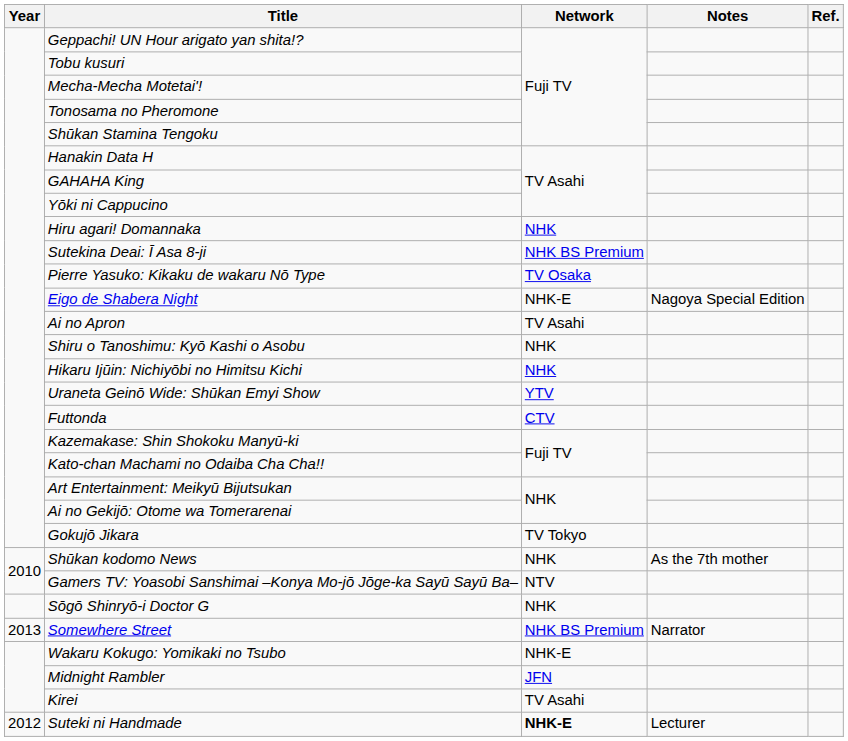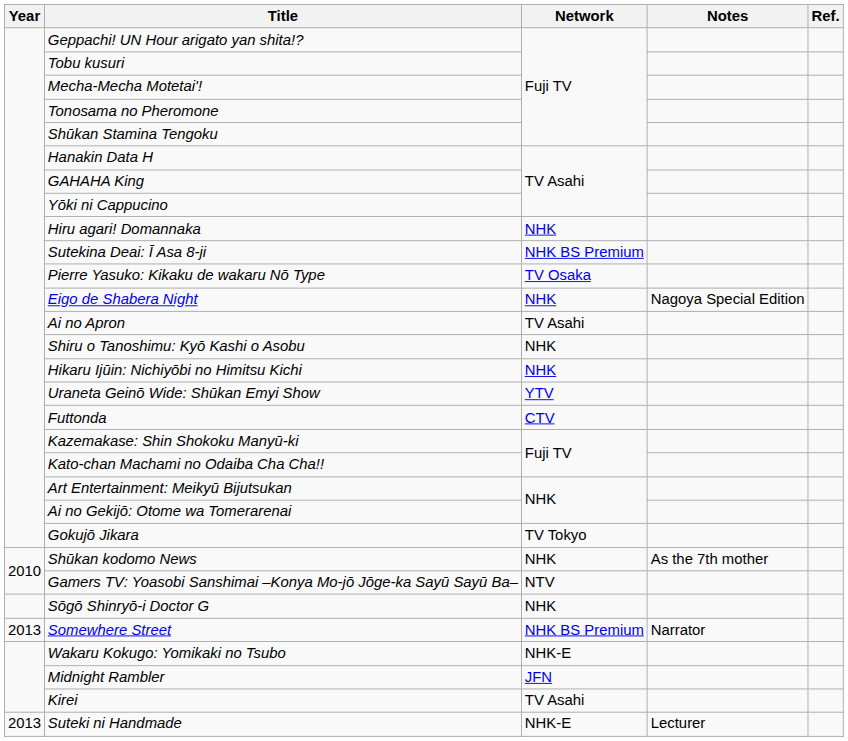(548, 299) NHK-E -> (541, 299) NHK
(24, 724) 2012 -> (24, 724) 2013
(548, 724) bold -> (548, 724) normal
